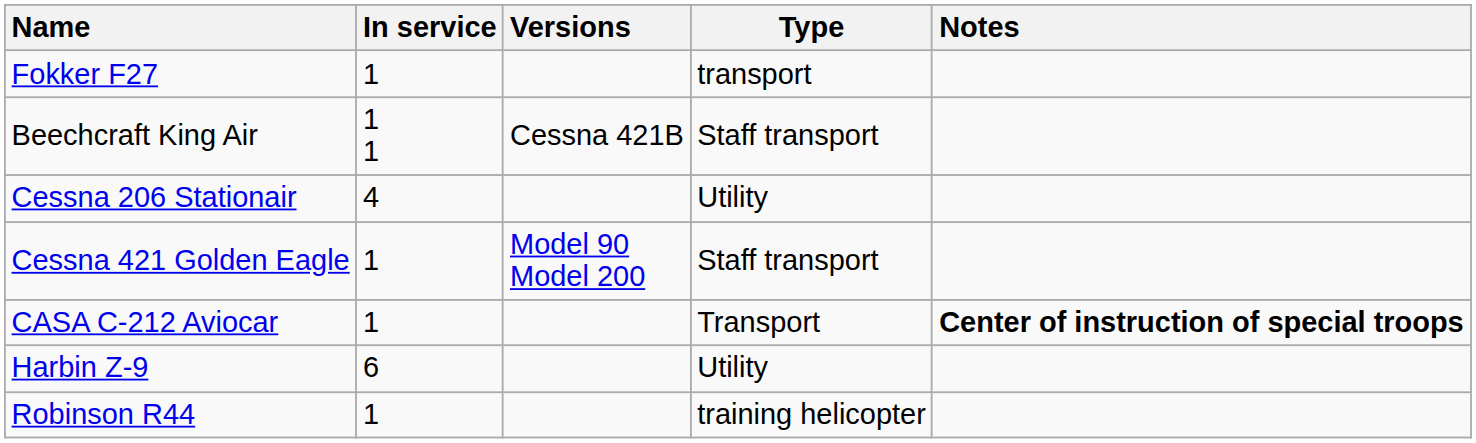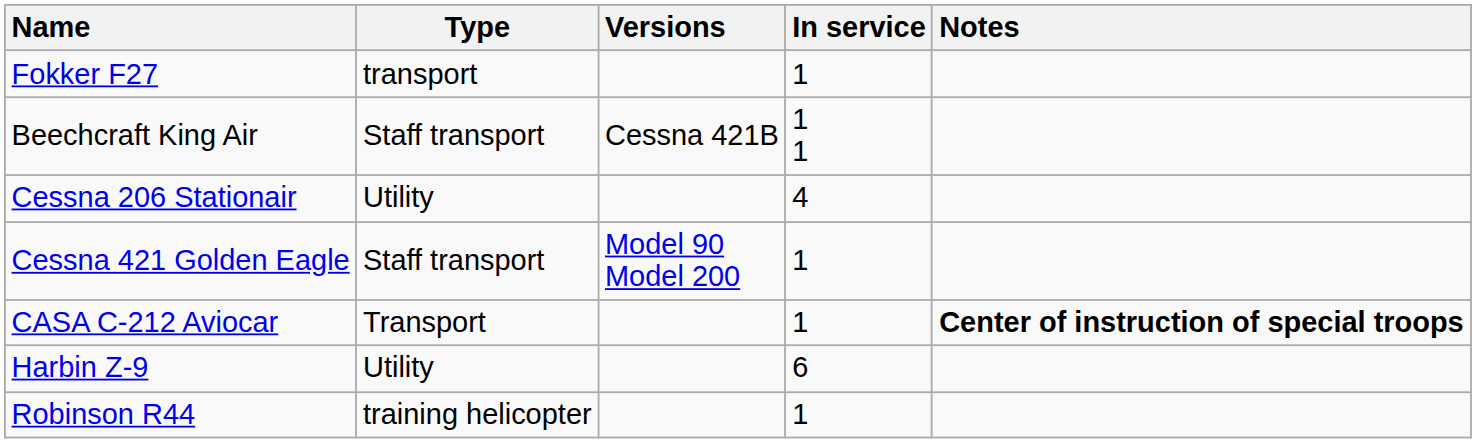columns swapped: (812, 27) <-> (430, 27)
